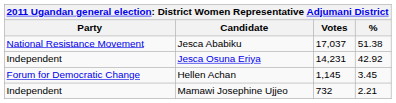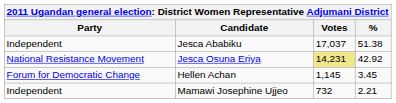(75, 43) National Resistance Movement -> (34, 43) Independent
(34, 59) Independent -> (75, 59) National Resistance Movement
(331, 59) no background -> (331, 59) khaki background
